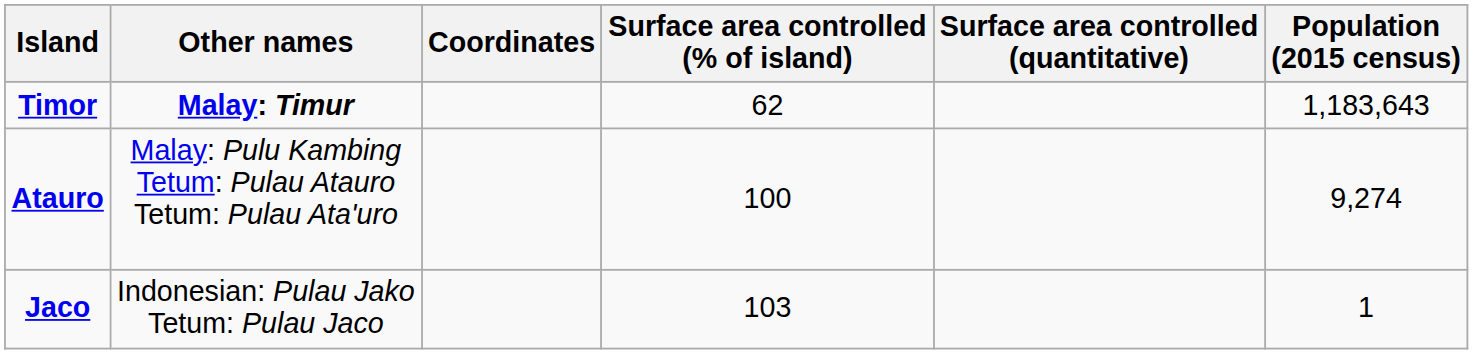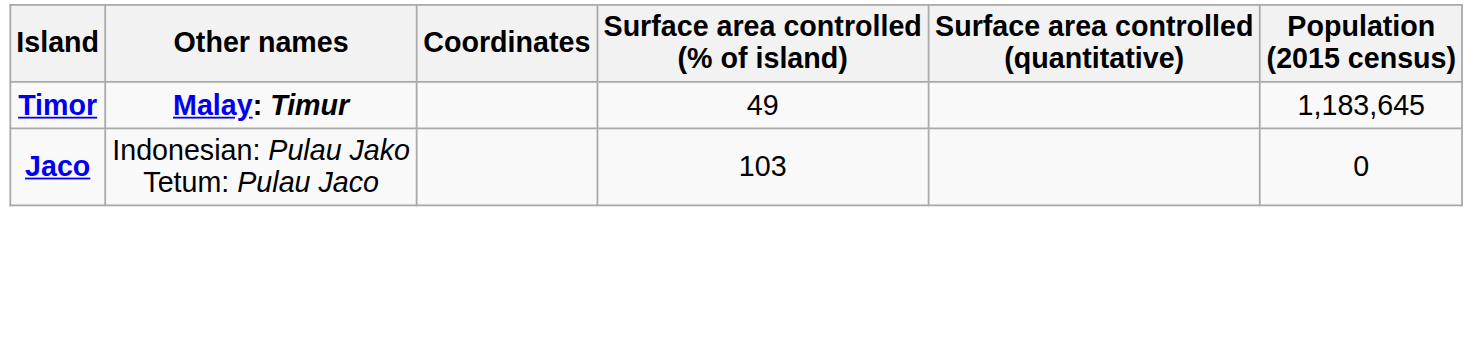(767, 104) 62 -> (763, 104) 49
(1366, 104) 1,183,643 -> (1361, 104) 1,183,645
- row: (58, 198)
(1366, 308) 1 -> (1361, 166) 0
